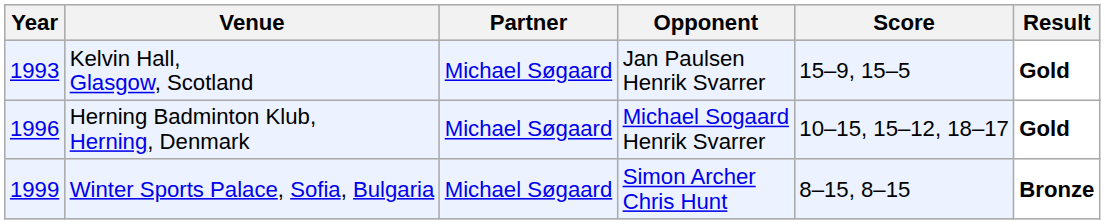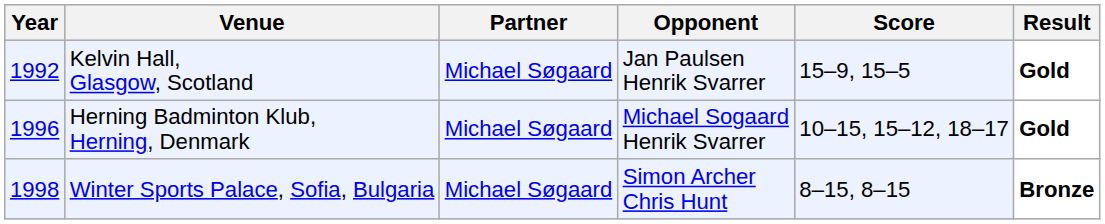(35, 70) 1993 -> (35, 70) 1992
(35, 189) 1999 -> (35, 189) 1998
